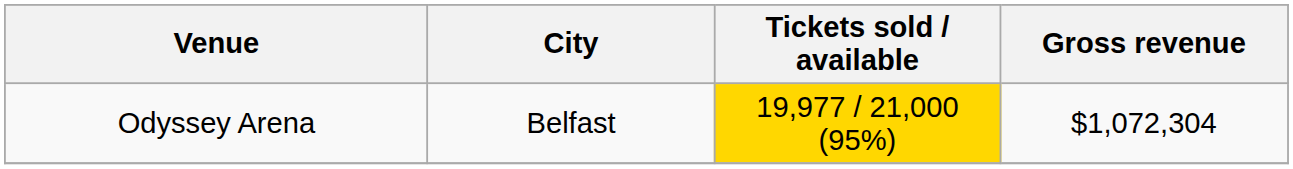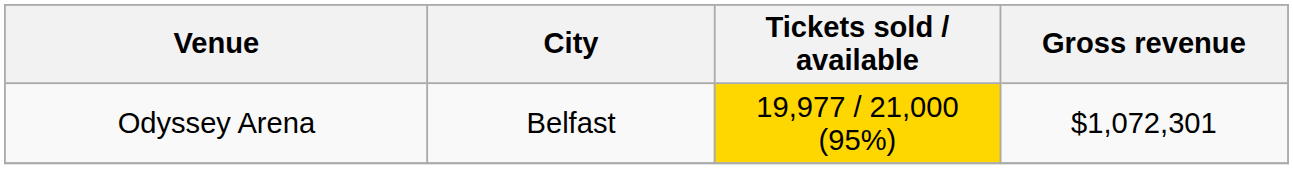(1144, 122) $1,072,304 -> (1144, 122) $1,072,301
